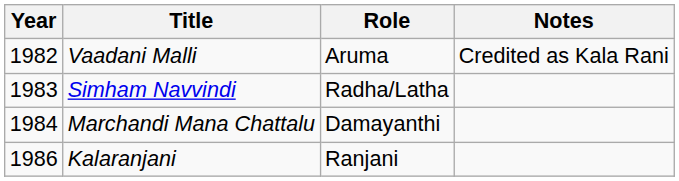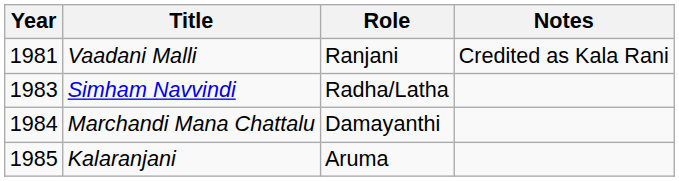(34, 55) 1982 -> (34, 55) 1981
(357, 55) Aruma -> (362, 55) Ranjani
(34, 158) 1986 -> (34, 158) 1985
(362, 158) Ranjani -> (357, 158) Aruma
